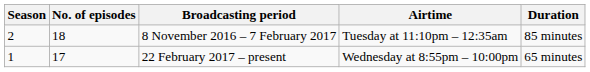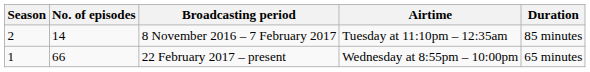(59, 35) 18 -> (59, 35) 14
(59, 56) 17 -> (59, 56) 66
